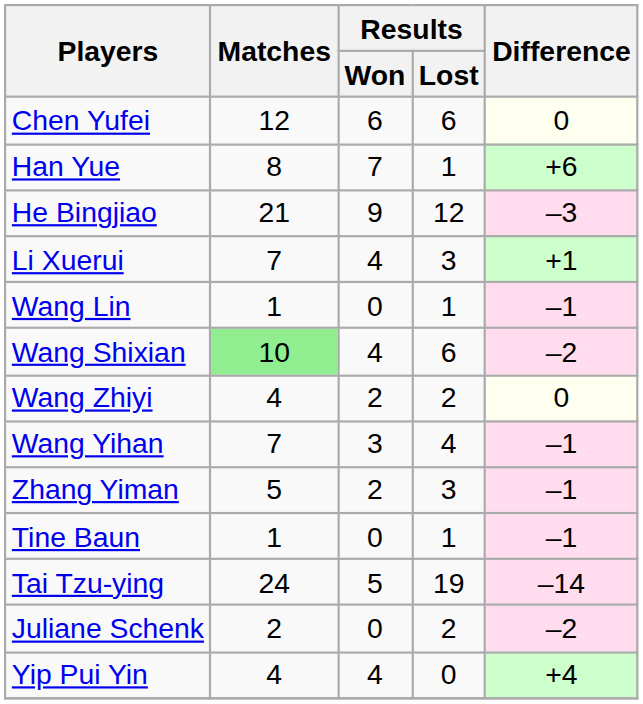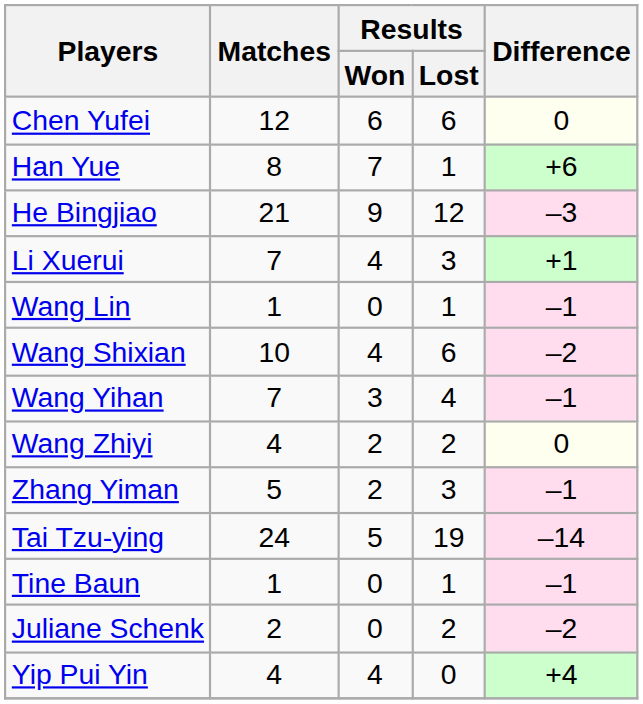(274, 352) lightgreen background -> (274, 352) no background
rows swapped: (88, 444) <-> (82, 398)
rows swapped: (88, 582) <-> (76, 536)
